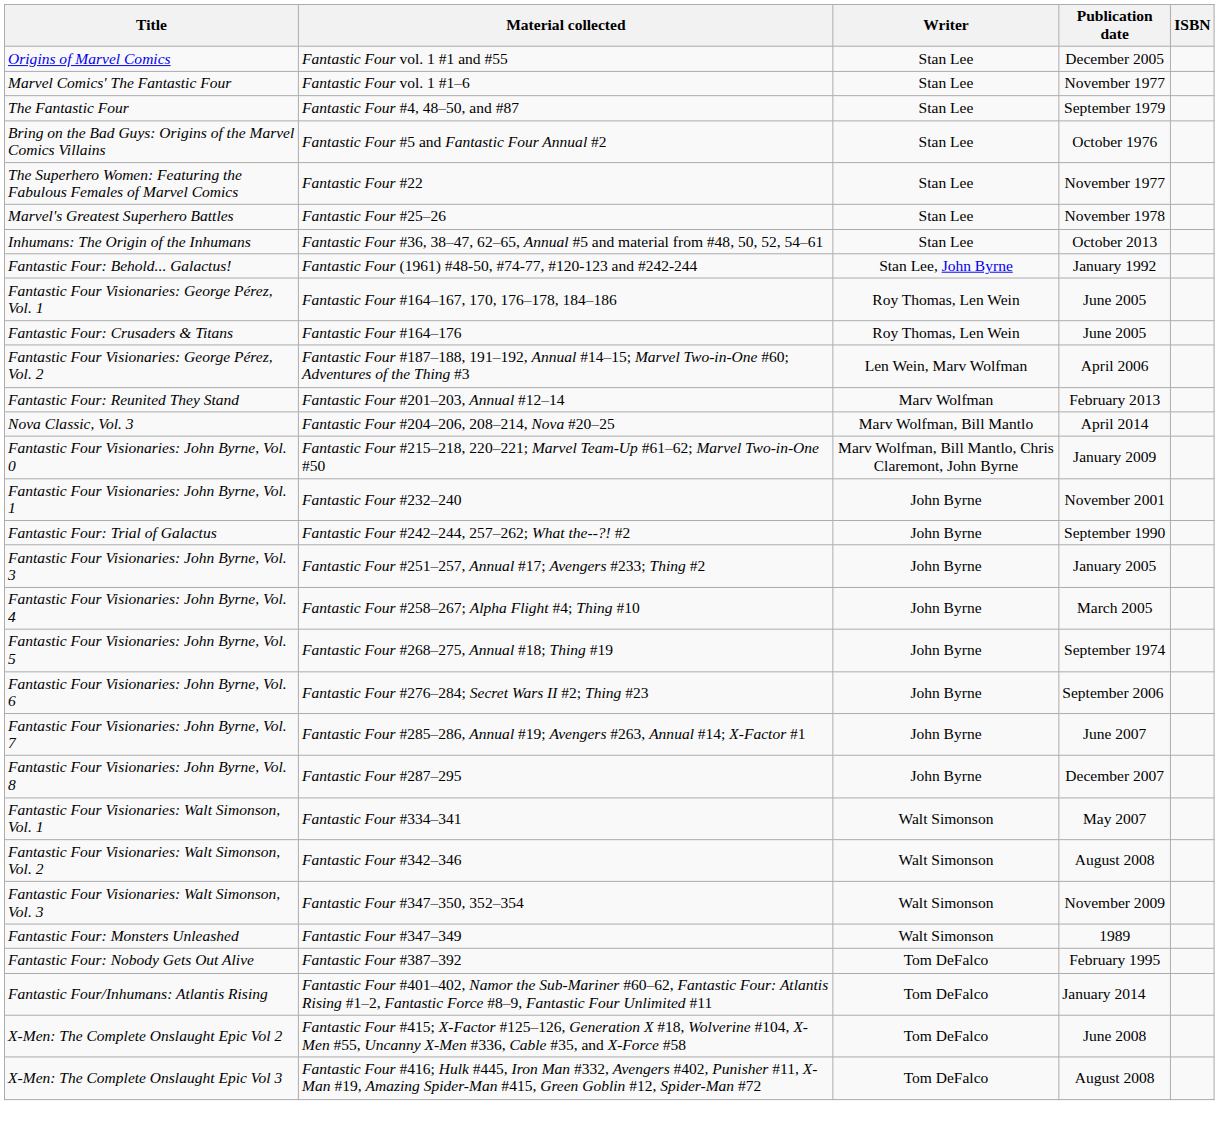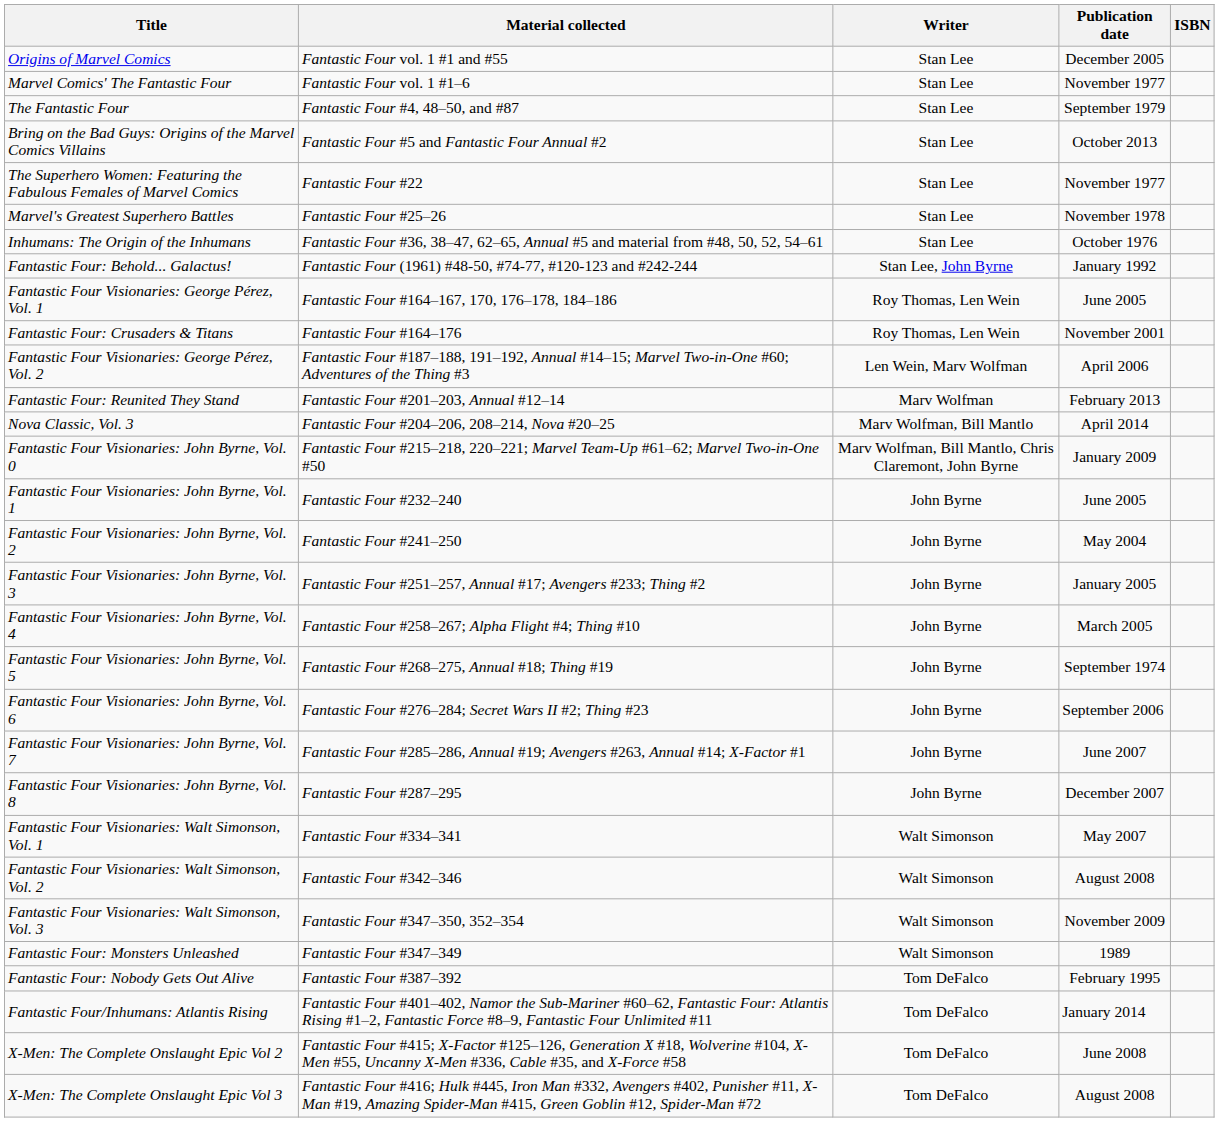(1115, 141) October 1976 -> (1115, 141) October 2013
(1115, 241) October 2013 -> (1115, 241) October 1976
(1115, 332) June 2005 -> (1115, 332) November 2001
(1115, 499) November 2001 -> (1115, 499) June 2005
+ row: (147, 541)
- row: (112, 532)
